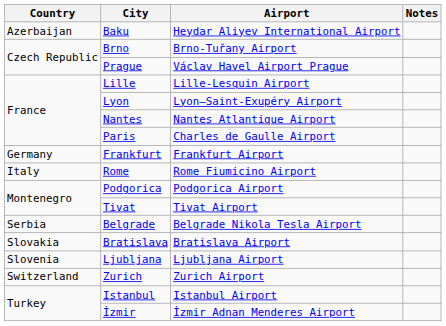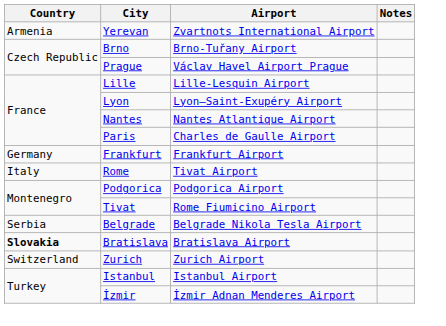+ row: (126, 31)
- row: (116, 31)
(245, 171) Rome Fiumicino Airport -> (215, 171) Tivat Airport
(215, 207) Tivat Airport -> (245, 207) Rome Fiumicino Airport
(33, 242) normal -> (33, 242) bold
- row: (132, 259)
